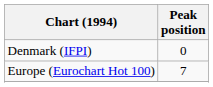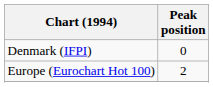(183, 71) 7 -> (183, 71) 2
